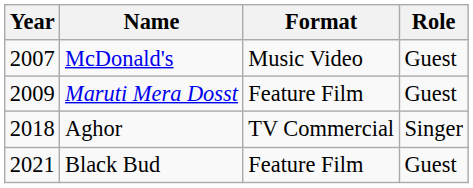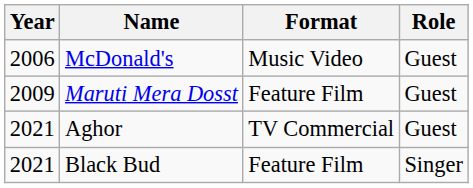(32, 57) 2007 -> (32, 57) 2006
(32, 128) 2018 -> (32, 128) 2021
(434, 128) Singer -> (431, 128) Guest
(431, 164) Guest -> (434, 164) Singer
